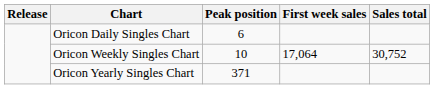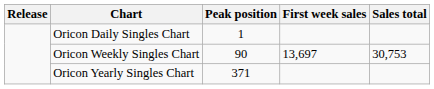(241, 34) 6 -> (241, 34) 1
(241, 53) 10 -> (241, 53) 90
(300, 53) 17,064 -> (300, 53) 13,697
(389, 53) 30,752 -> (389, 53) 30,753
